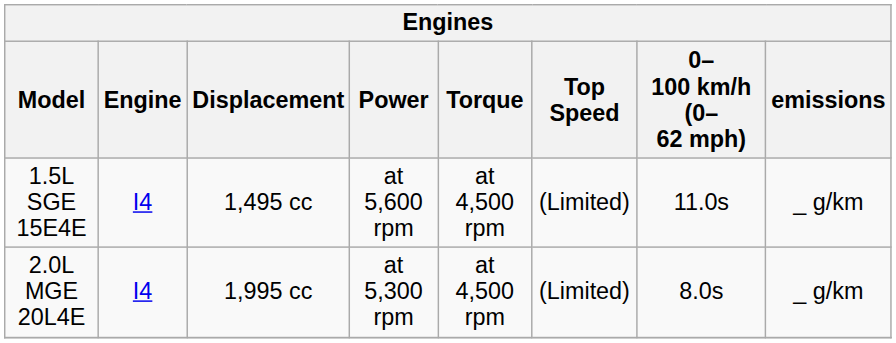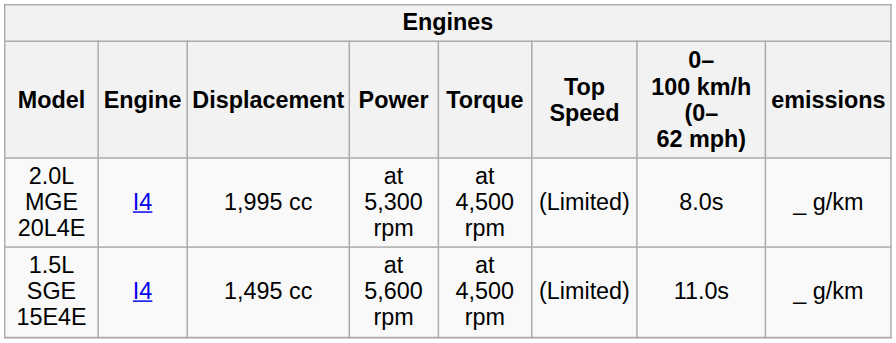rows swapped: (52, 202) <-> (52, 291)
